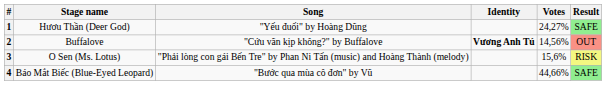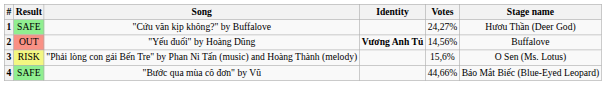columns swapped: (85, 12) <-> (586, 12)
(313, 27) "Yếu đuối" by Hoàng Dũng -> (202, 27) "Cứu vãn kịp không?" by Buffalove
(313, 42) "Cứu vãn kịp không?" by Buffalove -> (202, 42) "Yếu đuối" by Hoàng Dũng
